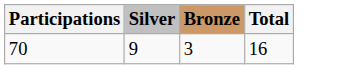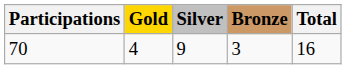+ column: (148, 19)
